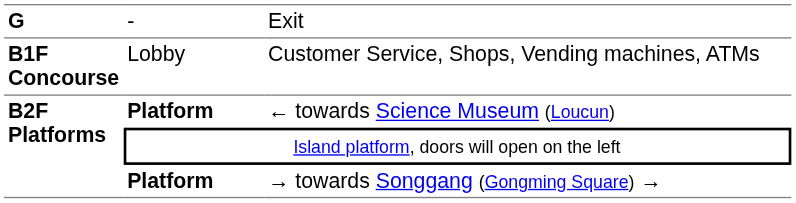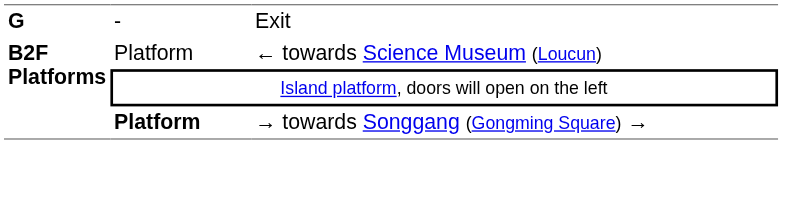- row: (514, 54)
(170, 111) bold -> (154, 53) normal
